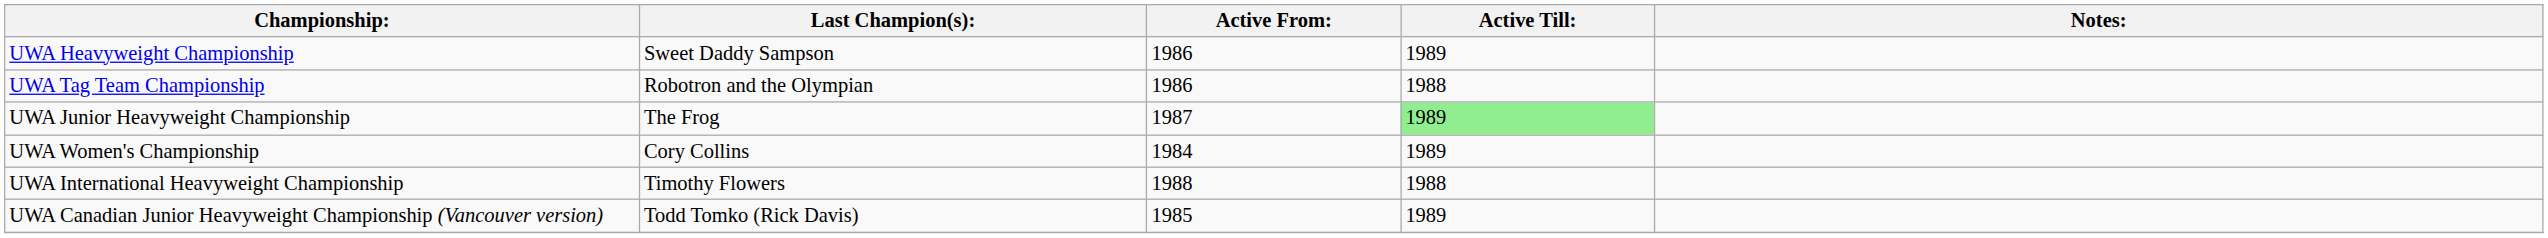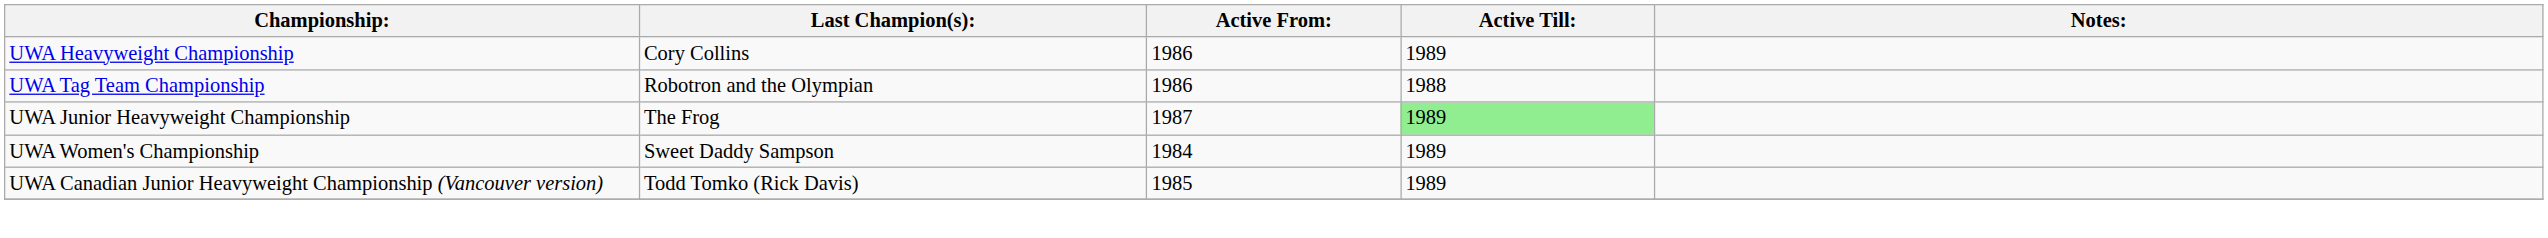(739, 53) Sweet Daddy Sampson -> (697, 53) Cory Collins
(697, 150) Cory Collins -> (739, 150) Sweet Daddy Sampson
- row: (206, 183)
